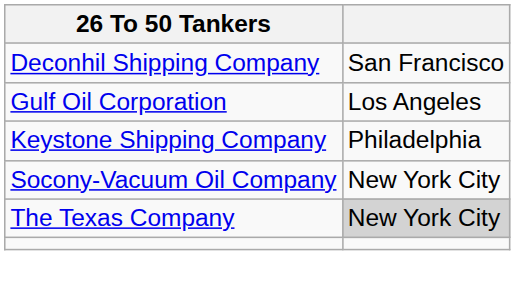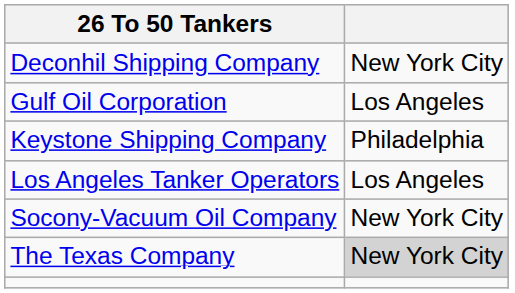(426, 62) San Francisco -> (427, 62) New York City
+ row: (175, 179)
